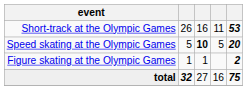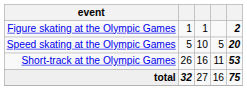rows swapped: (99, 28) <-> (91, 61)
(202, 45) bold -> (202, 45) normal
